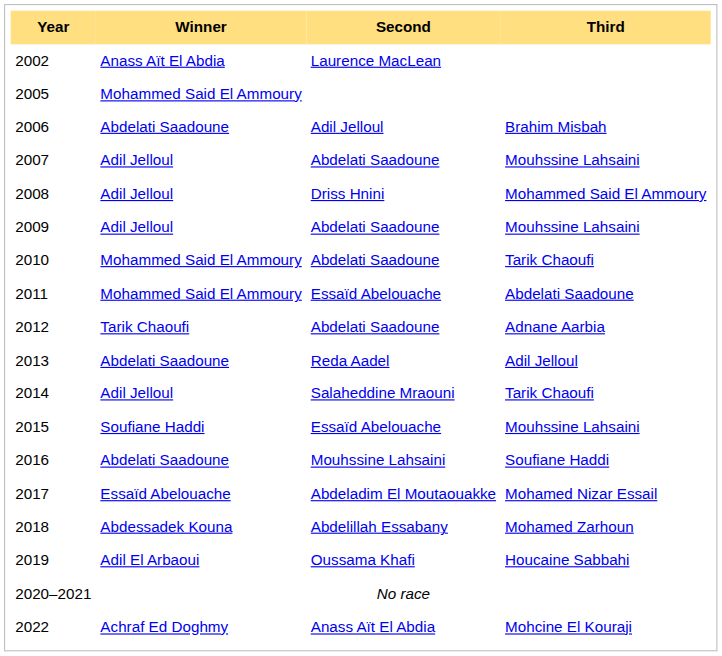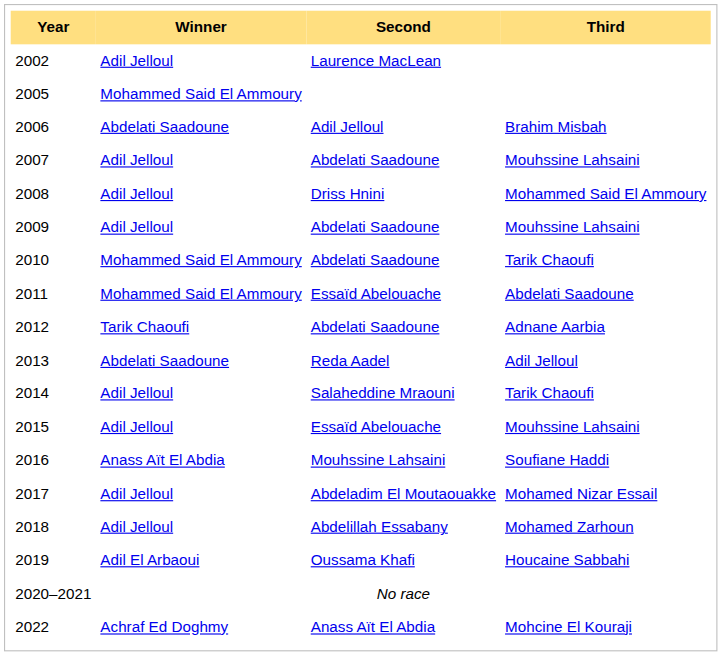(163, 60) Anass Aït El Abdia -> (137, 60) Adil Jelloul
(152, 427) Soufiane Haddi -> (137, 427) Adil Jelloul
(165, 460) Abdelati Saadoune -> (163, 460) Anass Aït El Abdia
(166, 494) Essaïd Abelouache -> (137, 494) Adil Jelloul
(166, 527) Abdessadek Kouna -> (137, 527) Adil Jelloul
